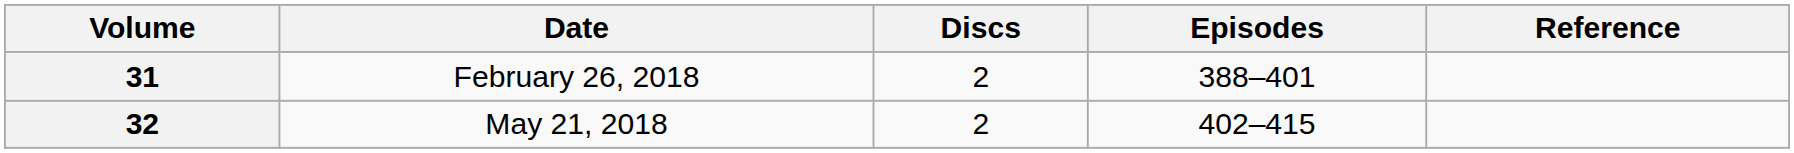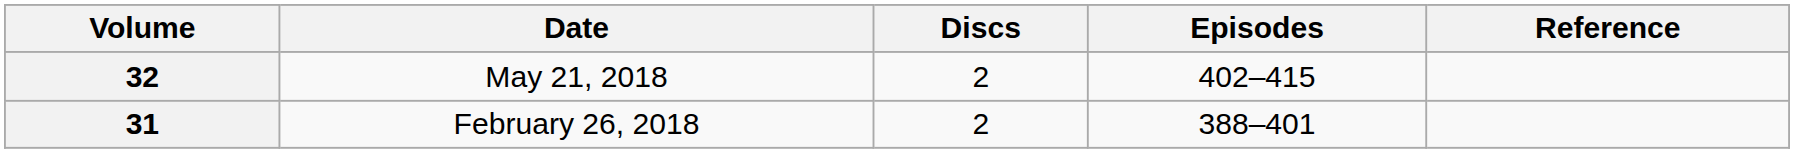rows swapped: (142, 76) <-> (142, 123)
